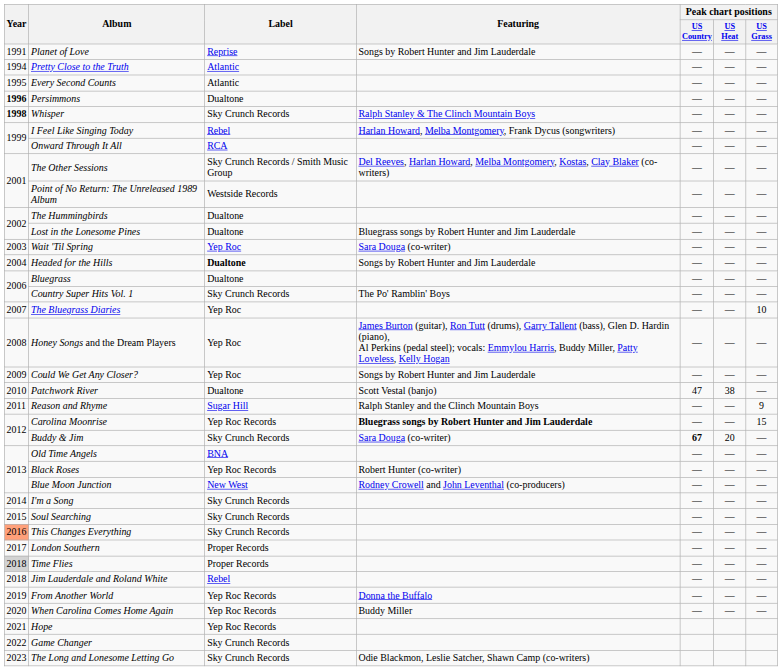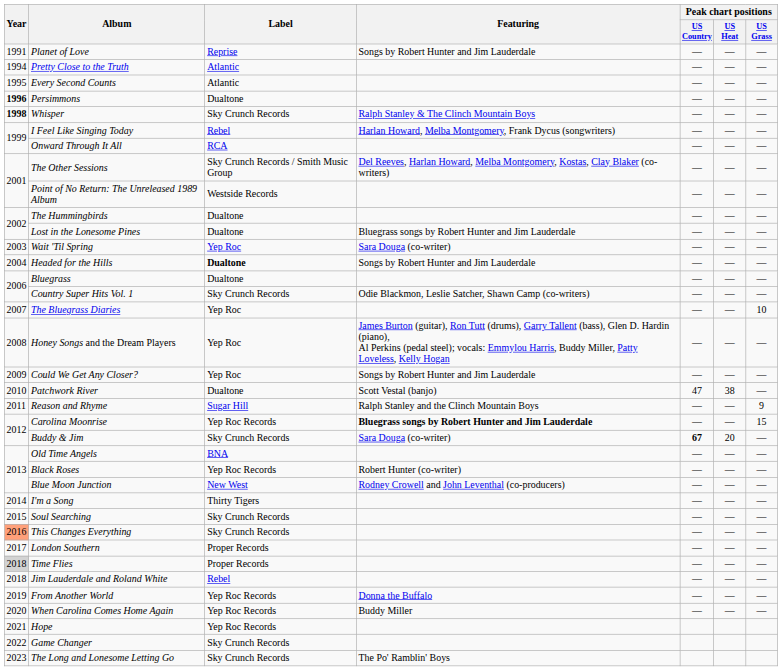(404, 294) The Po' Ramblin' Boys -> (474, 294) Odie Blackmon, Leslie Satcher, Shawn Camp (co-writers)
(248, 500) Sky Crunch Records -> (233, 500) Thirty Tigers
(474, 658) Odie Blackmon, Leslie Satcher, Shawn Camp (co-writers) -> (404, 658) The Po' Ramblin' Boys
